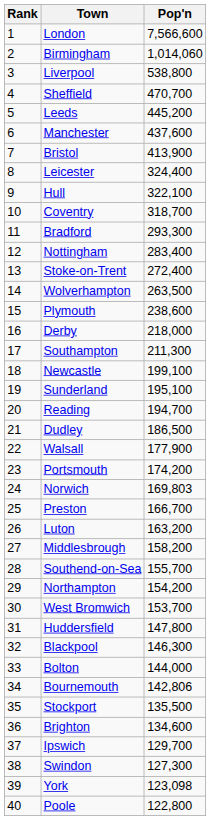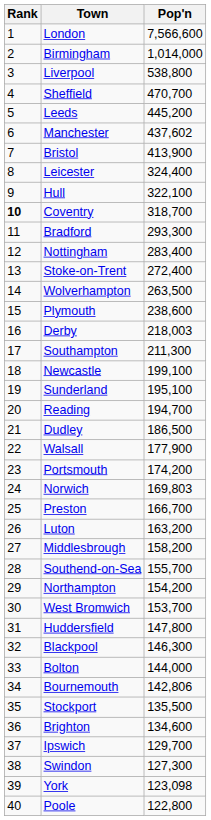(175, 53) 1,014,060 -> (175, 53) 1,014,000
(170, 133) 437,600 -> (170, 133) 437,602
(14, 212) normal -> (14, 212) bold
(170, 331) 218,000 -> (170, 331) 218,003
